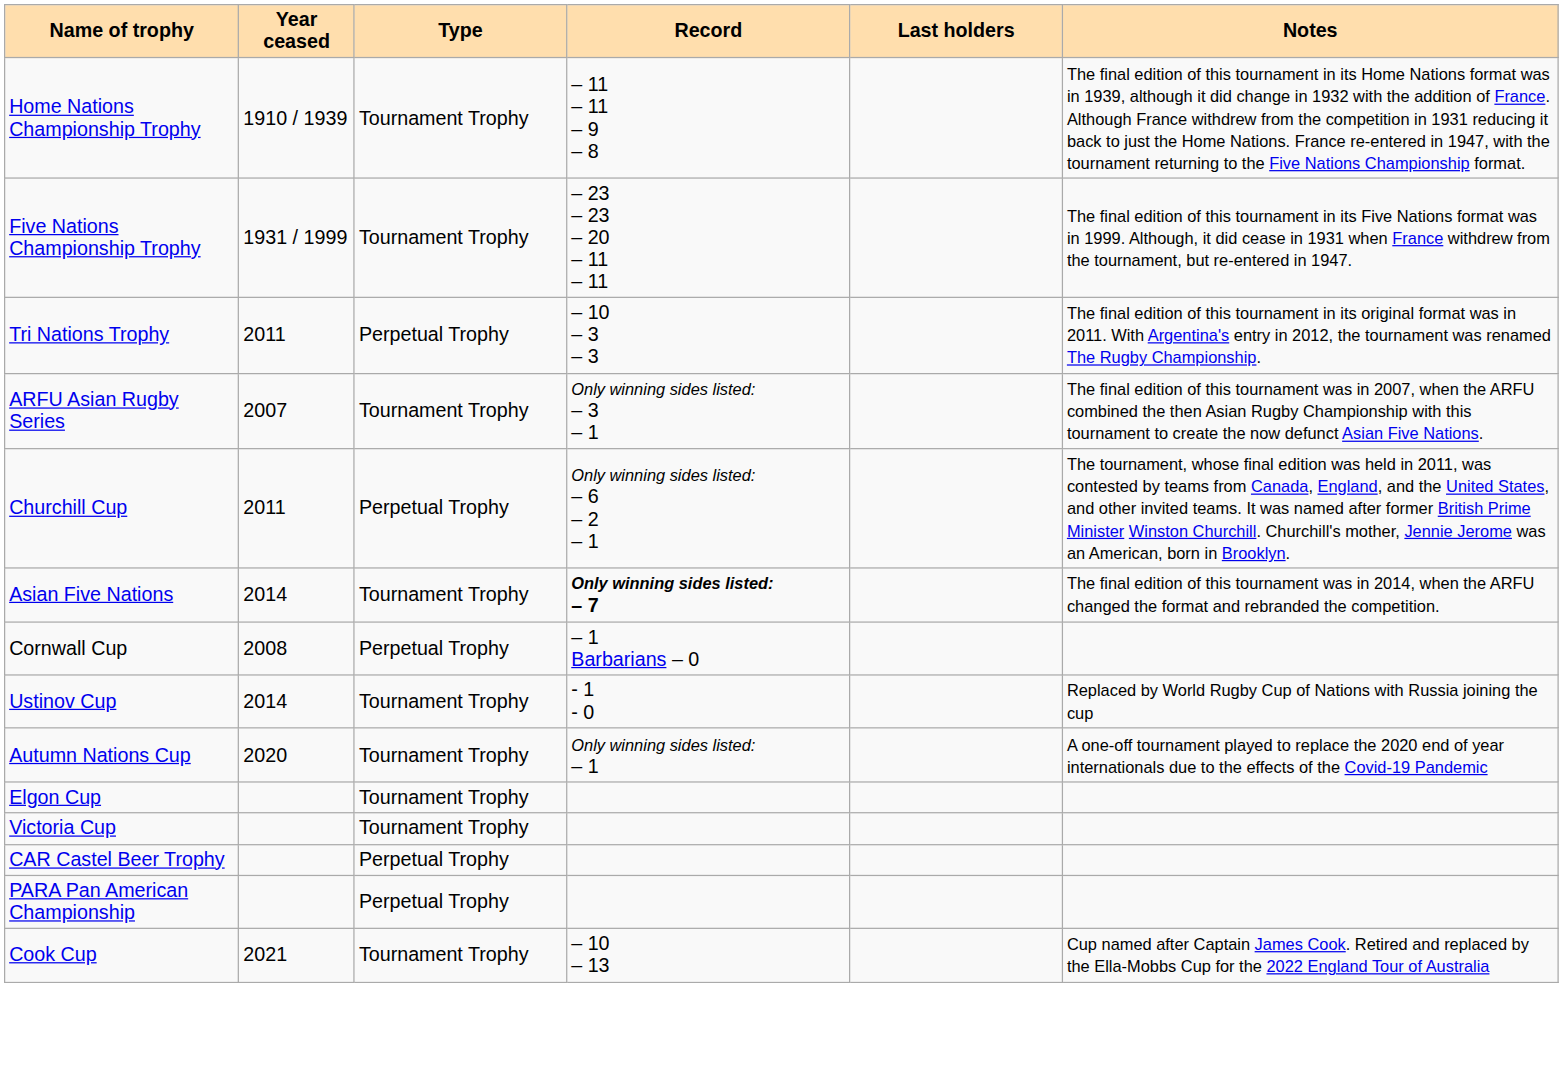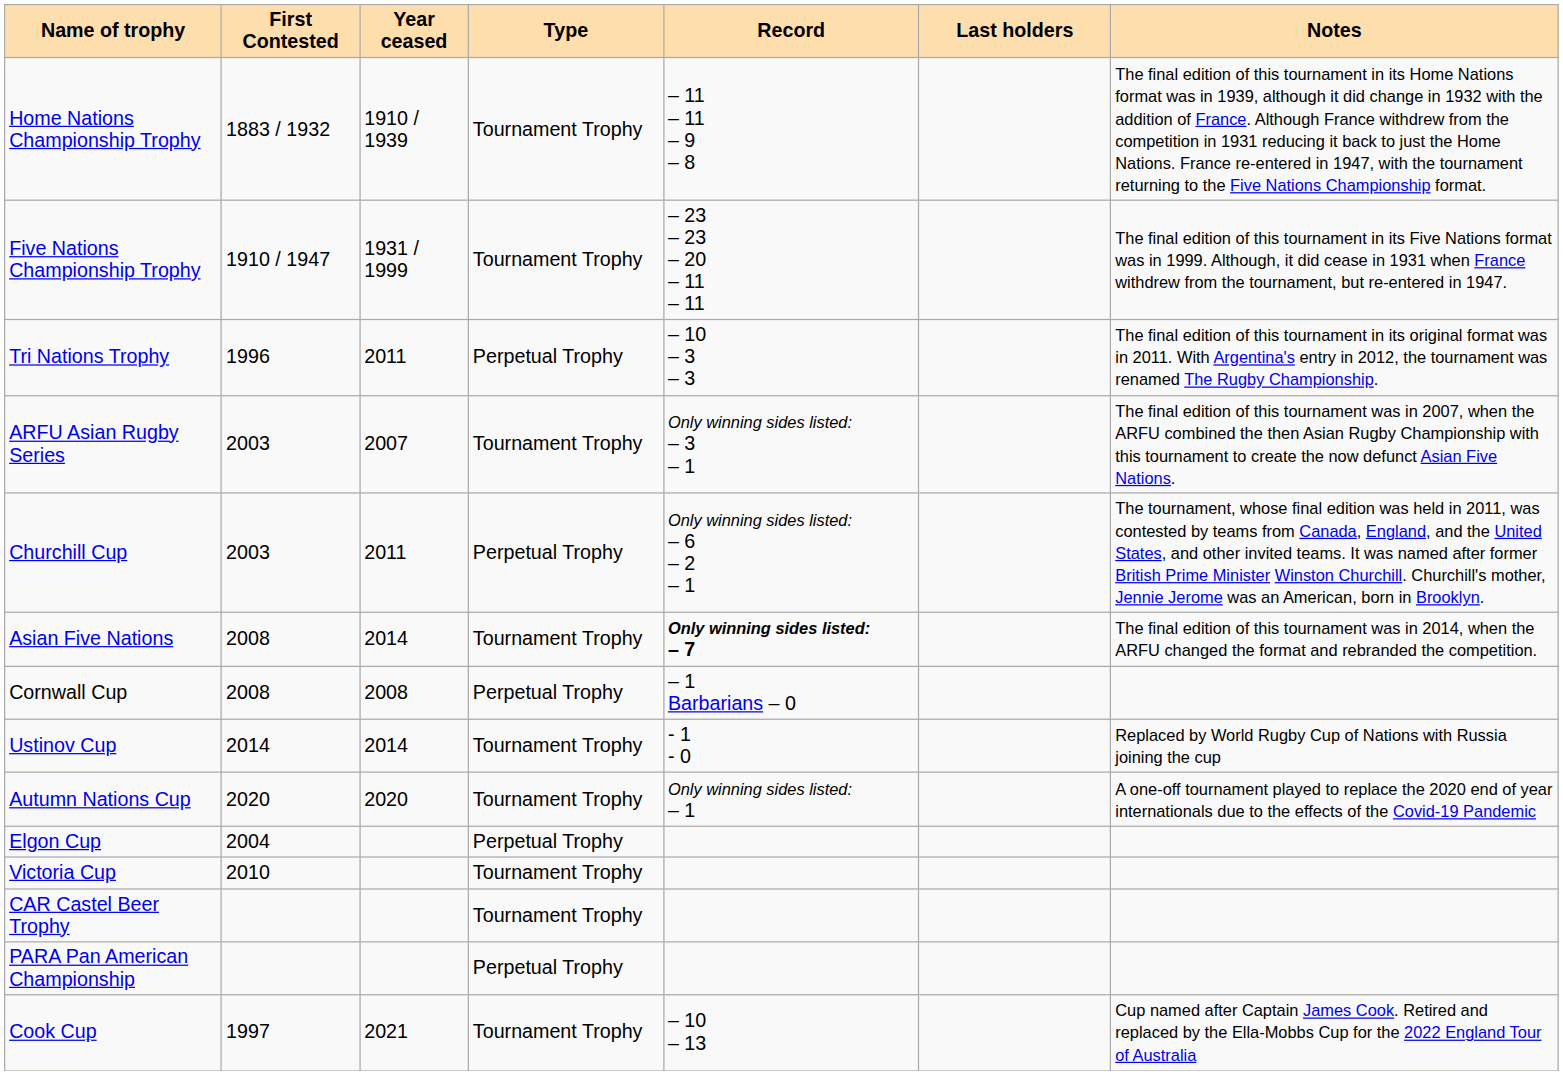+ column: (291, 31)
(444, 797) Tournament Trophy -> (548, 841) Perpetual Trophy
(434, 859) Perpetual Trophy -> (558, 914) Tournament Trophy
